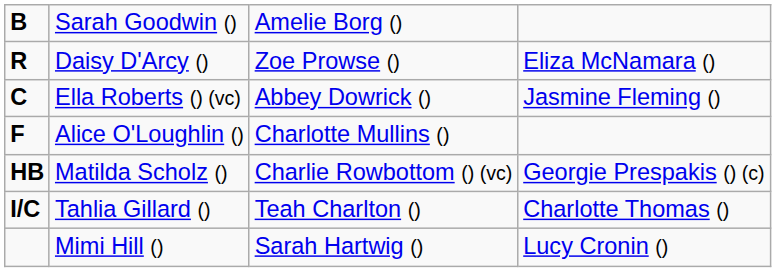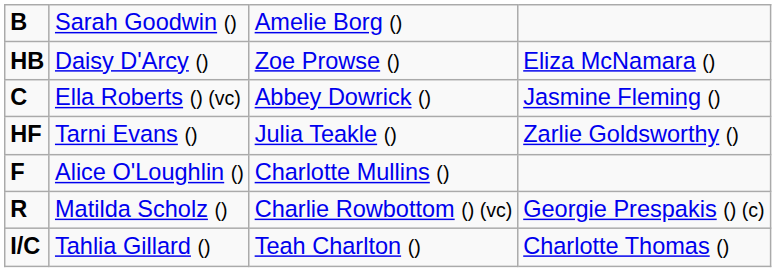(19, 60) R -> (27, 60) HB
+ row: (126, 135)
(27, 172) HB -> (19, 209) R
- row: (109, 246)
